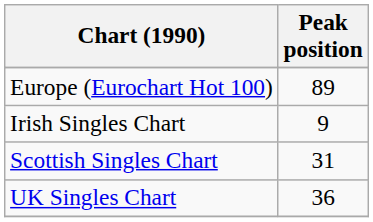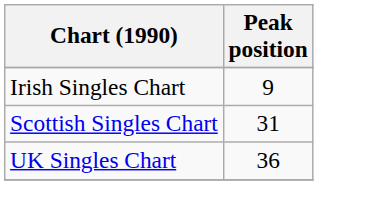- row: (141, 86)
